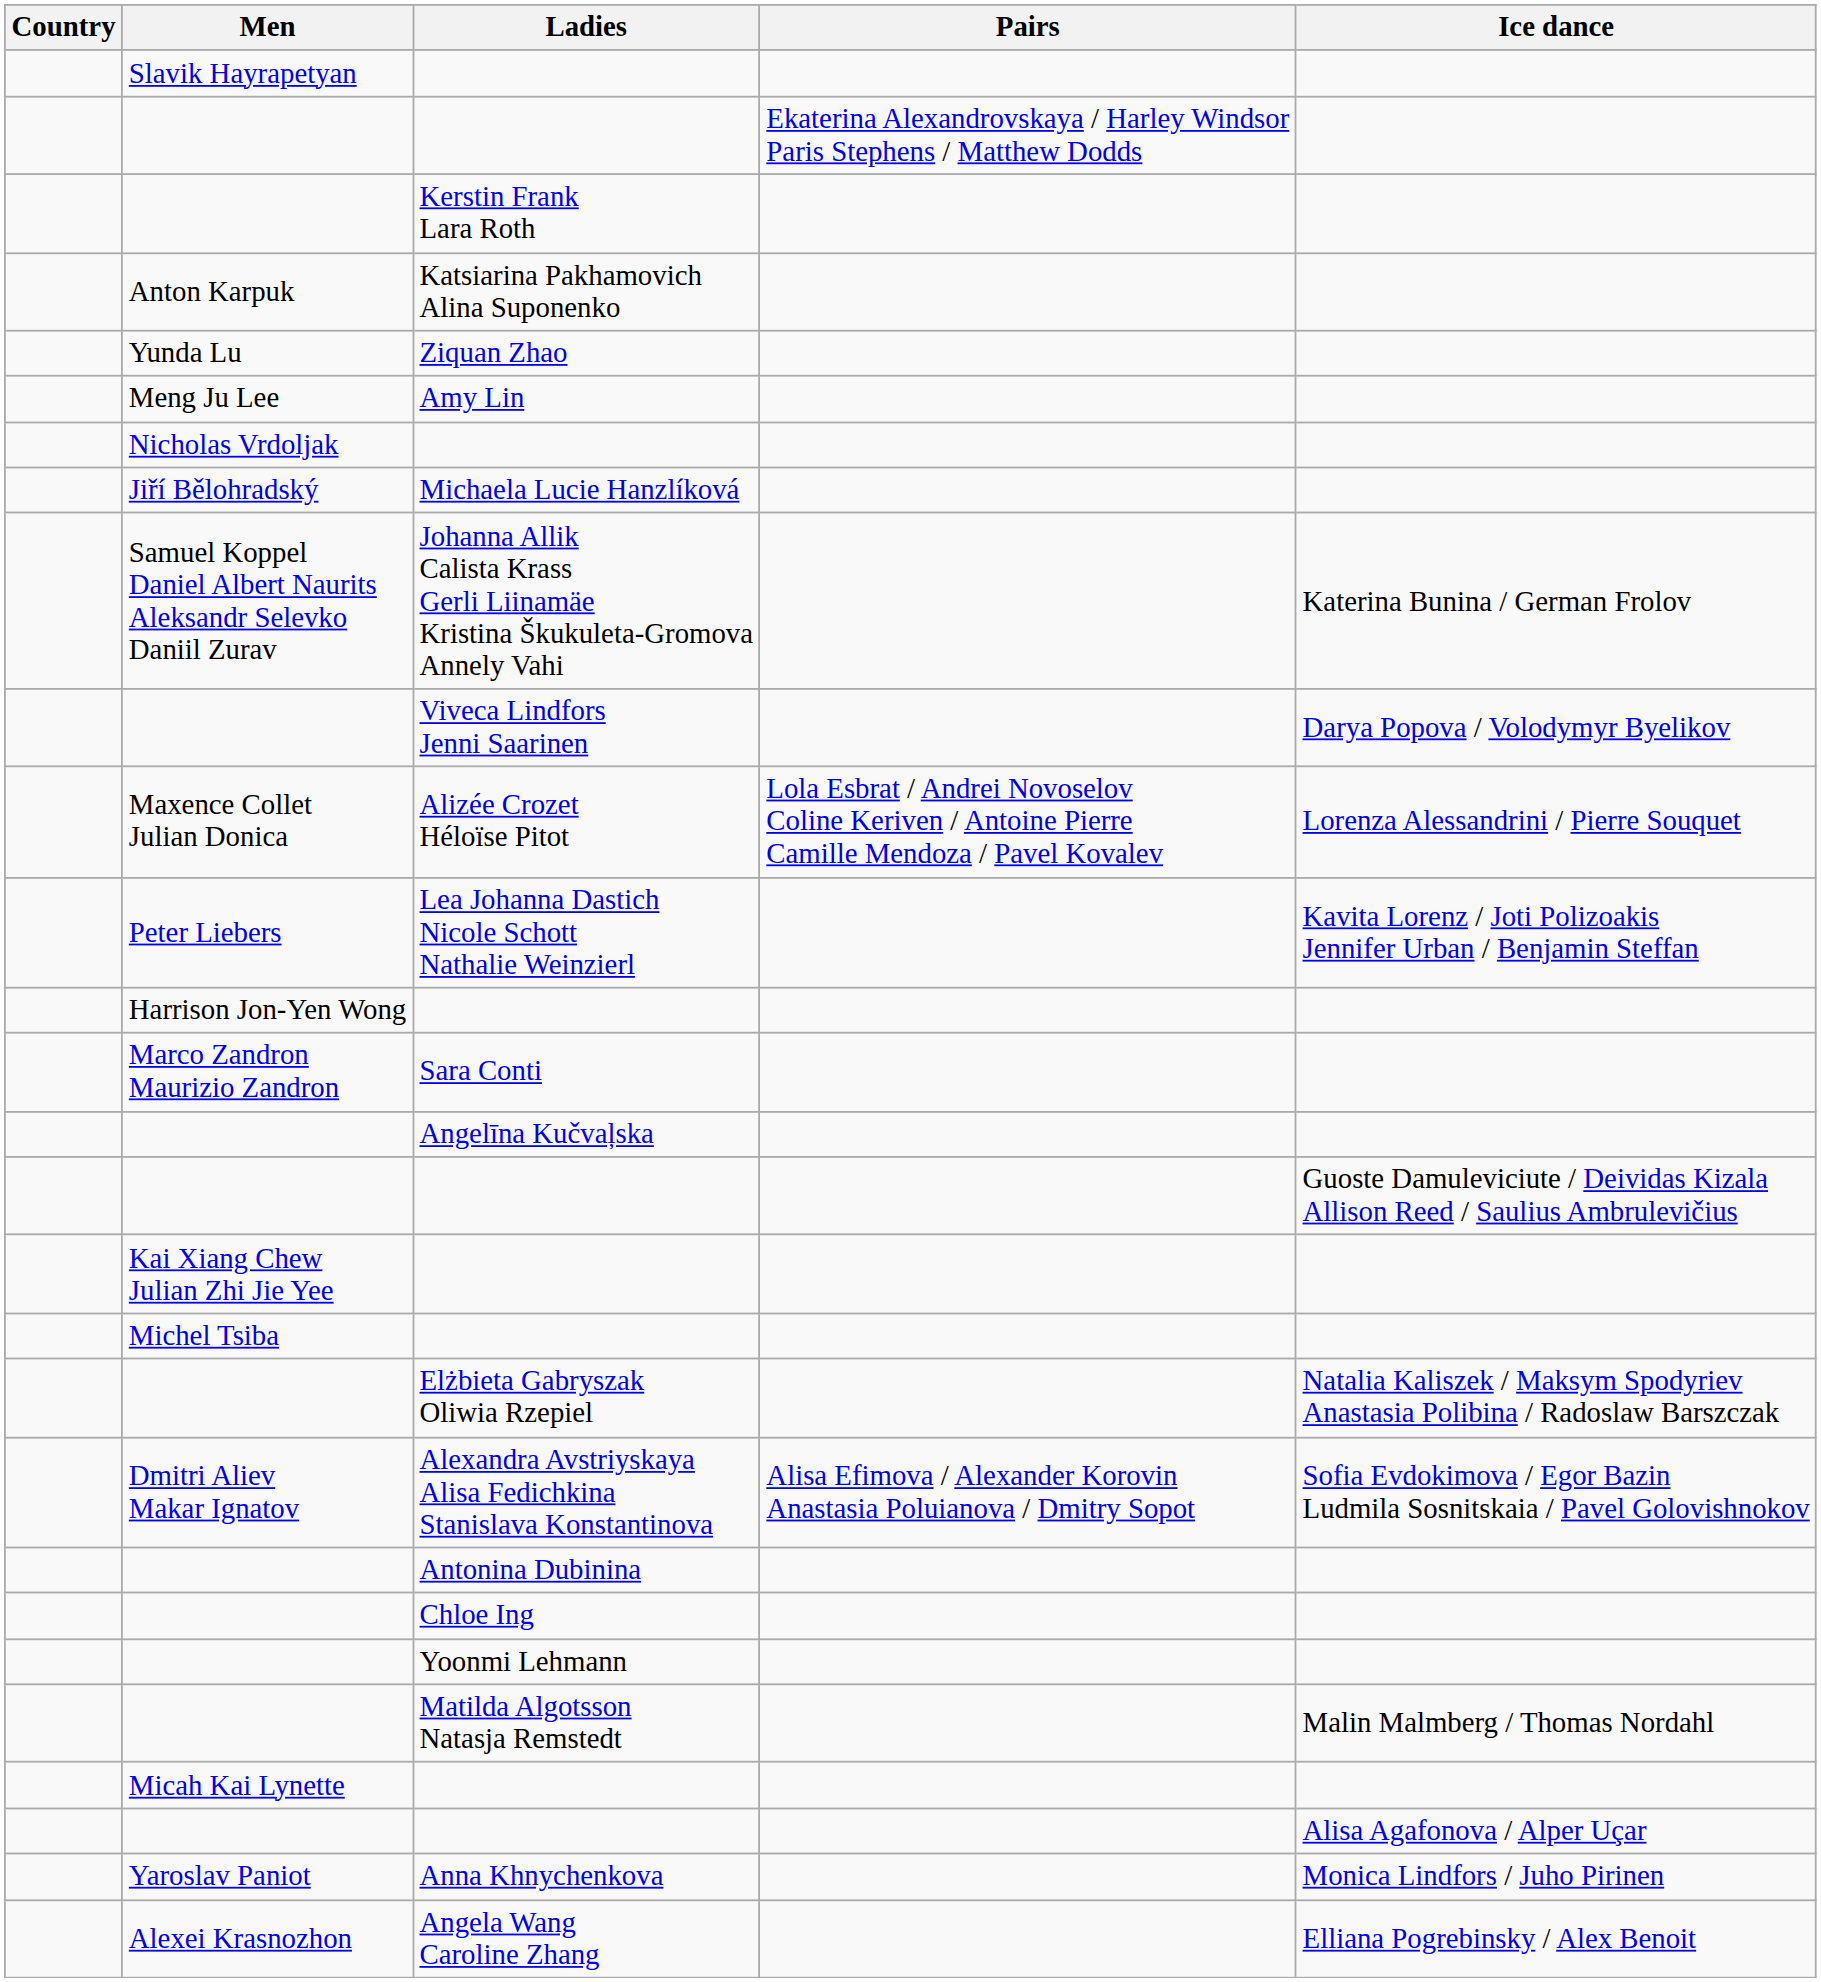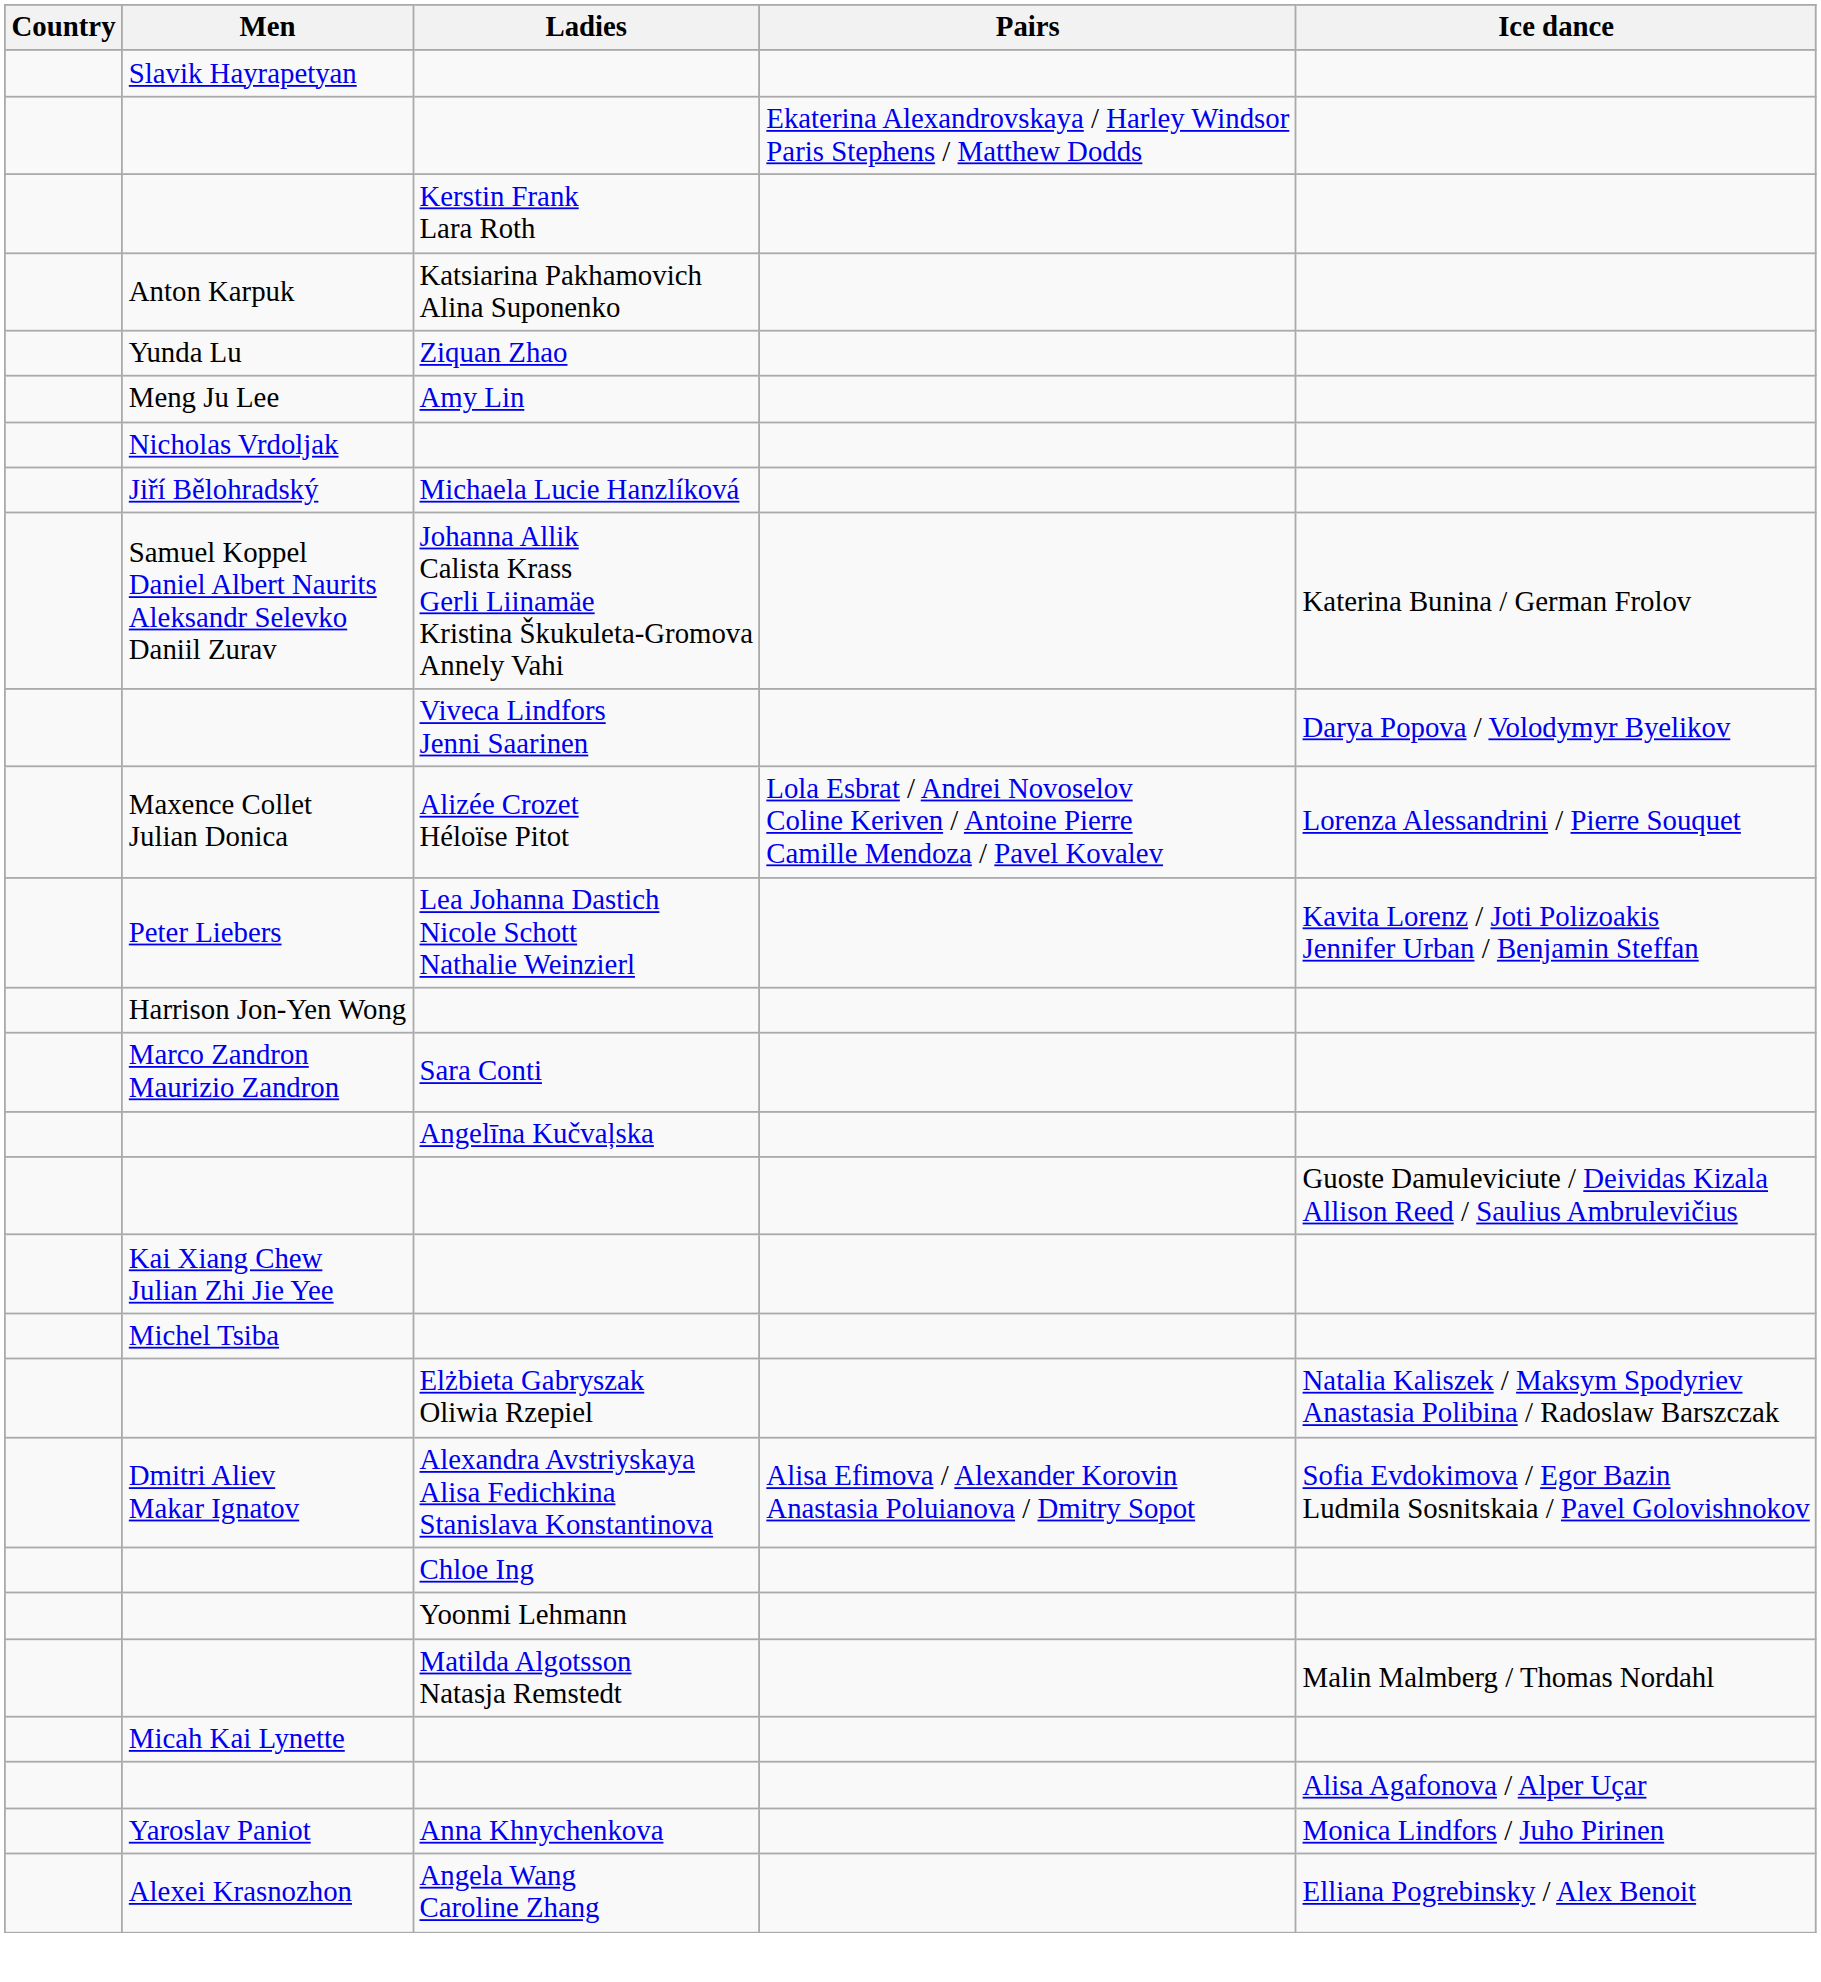- row: (268, 1570)
